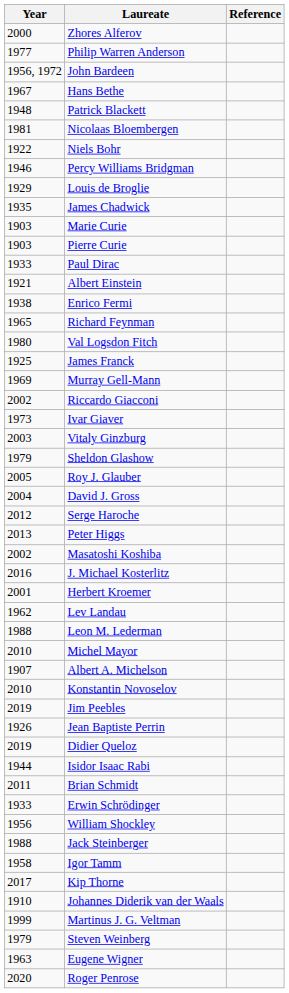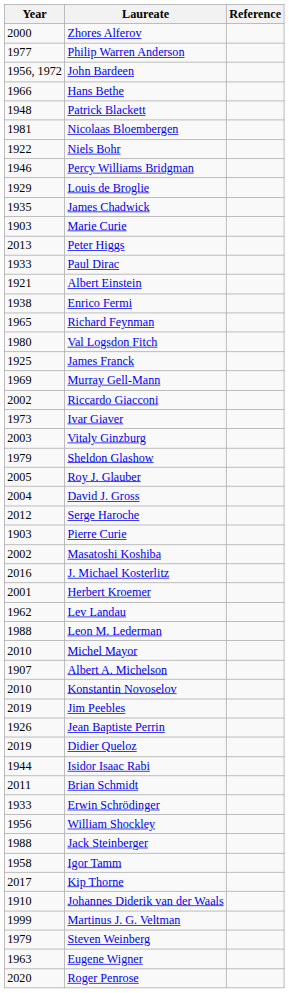(19, 91) 1967 -> (19, 91) 1966
rows swapped: (97, 245) <-> (96, 534)
